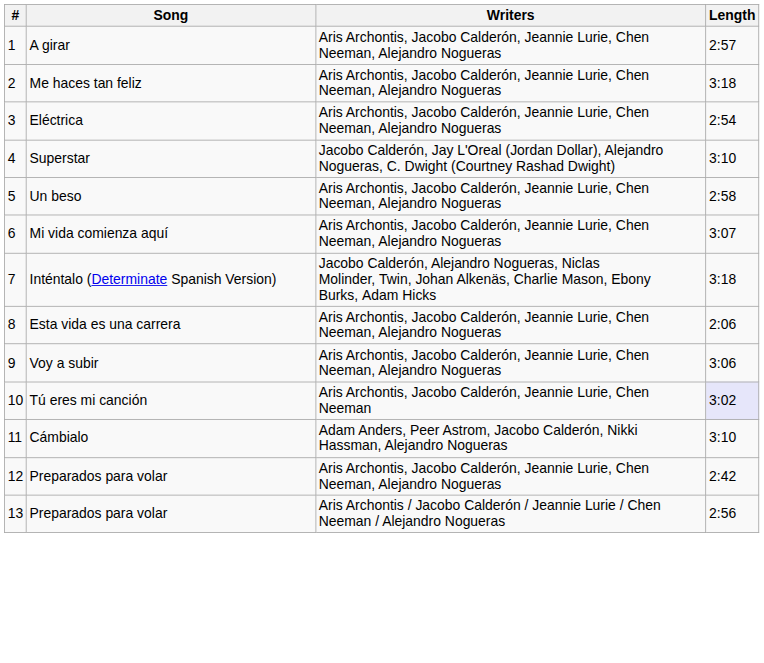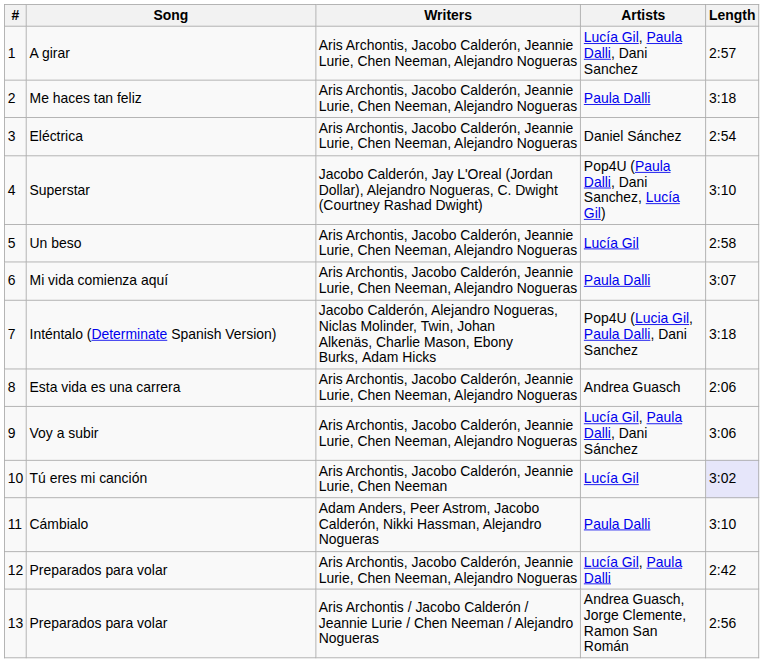+ column: (643, 15)
